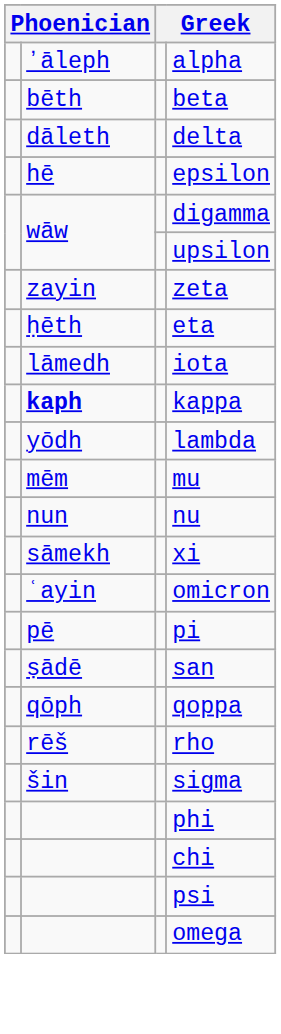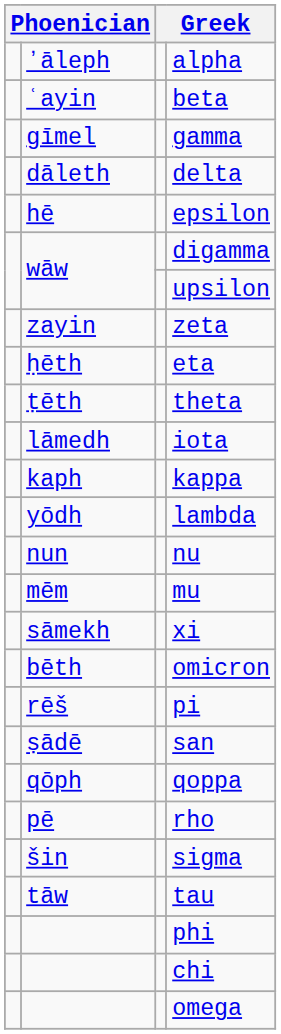(54, 100) bēth -> (61, 100) ʿayin
+ row: (207, 138)
+ row: (207, 403)
(54, 403) bold -> (54, 479) normal
rows swapped: (186, 479) <-> (186, 517)
(61, 593) ʿayin -> (54, 669) bēth
(40, 631) pē -> (47, 707) rēš
(47, 744) rēš -> (40, 820) pē
+ row: (193, 896)
- row: (193, 896)
